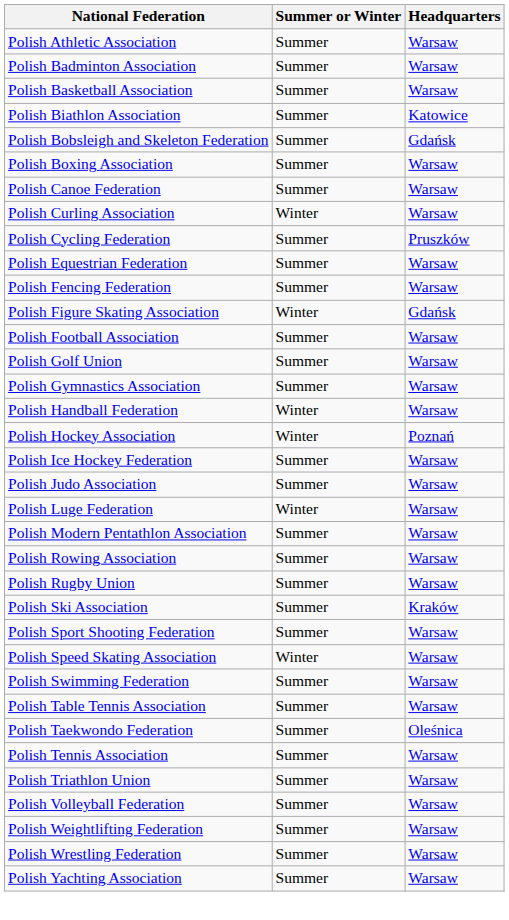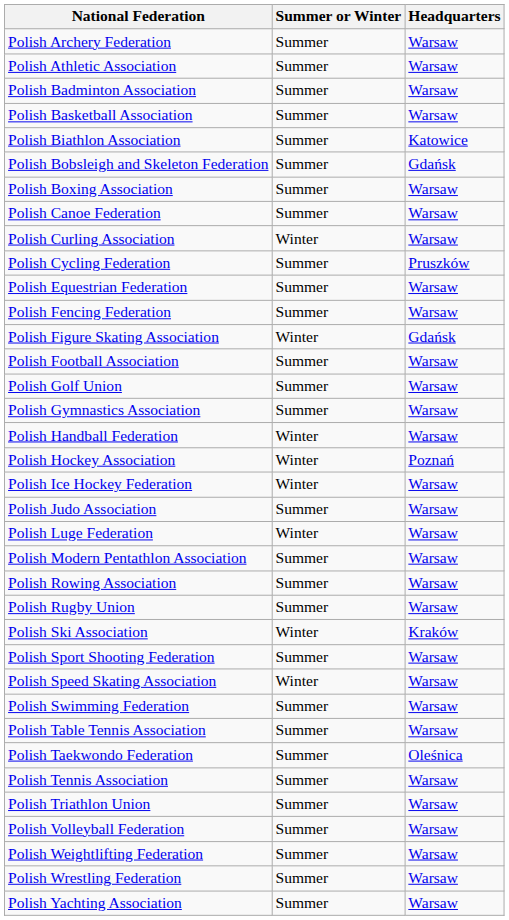+ row: (90, 41)
(302, 459) Summer -> (297, 484) Winter
(302, 607) Summer -> (297, 632) Winter
